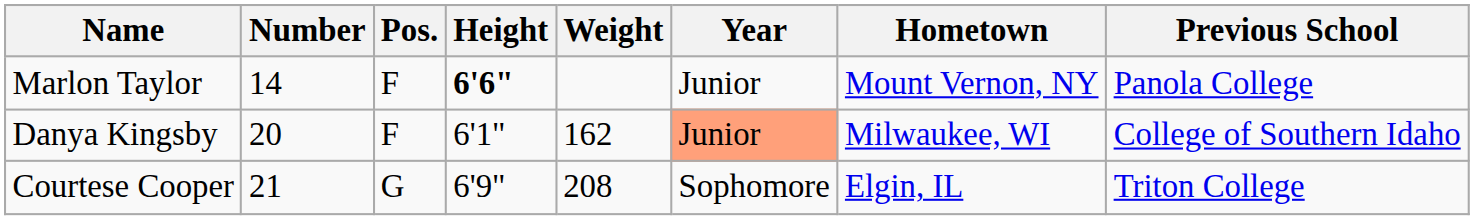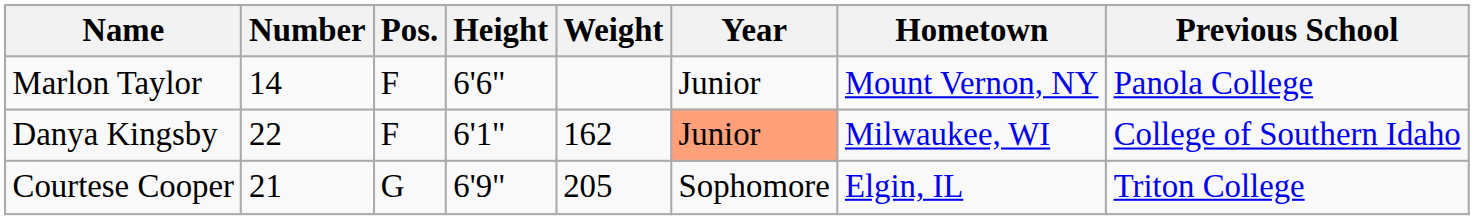(483, 82) bold -> (479, 82) normal
(265, 134) 20 -> (265, 134) 22
(588, 186) 208 -> (588, 186) 205
